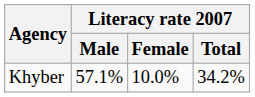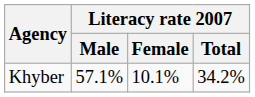(155, 77) 10.0% -> (155, 77) 10.1%
